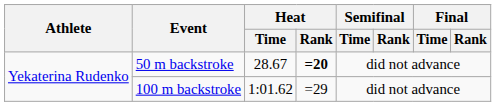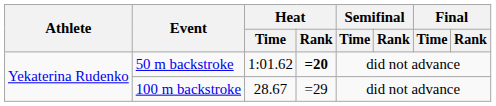(270, 64) 28.67 -> (270, 64) 1:01.62
(270, 89) 1:01.62 -> (270, 89) 28.67
